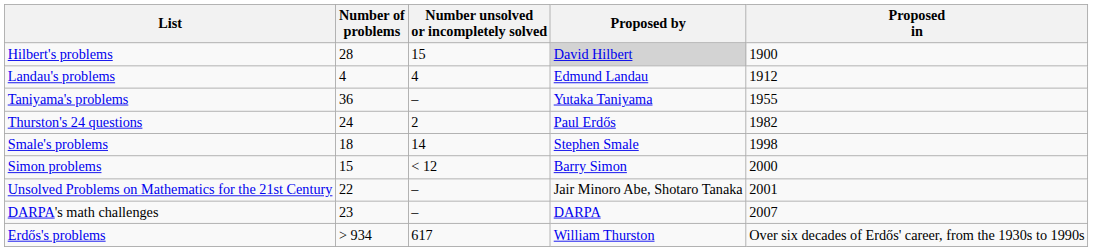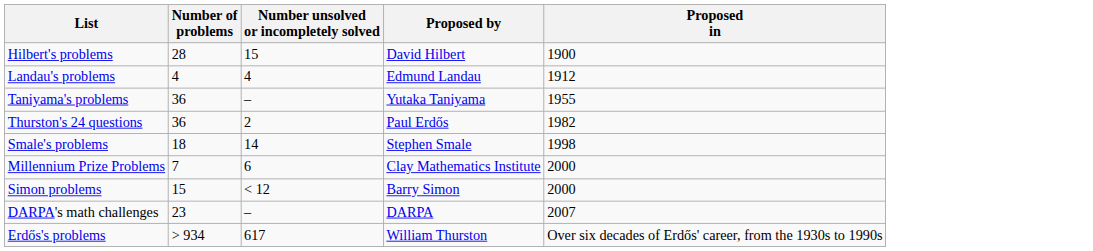(593, 54) lightgrey background -> (426, 54) no background
(346, 122) 24 -> (179, 122) 36
+ row: (86, 167)
- row: (170, 189)
